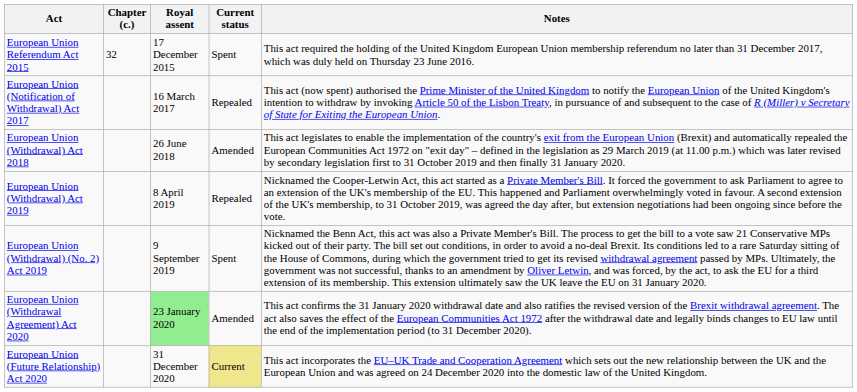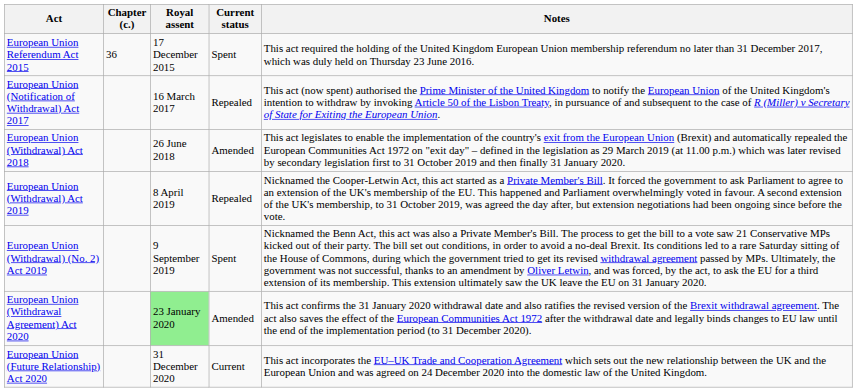(111, 54) 32 -> (111, 54) 36
(228, 366) khaki background -> (228, 366) no background
